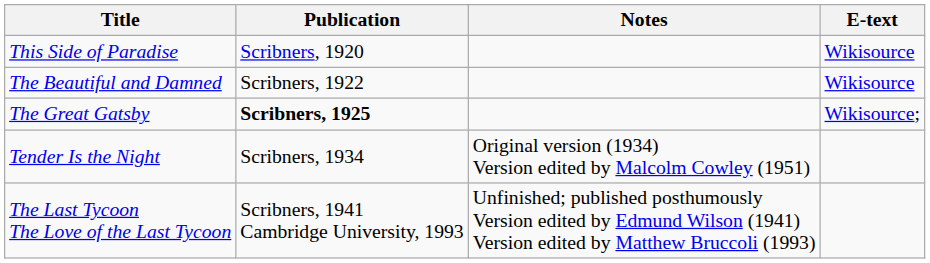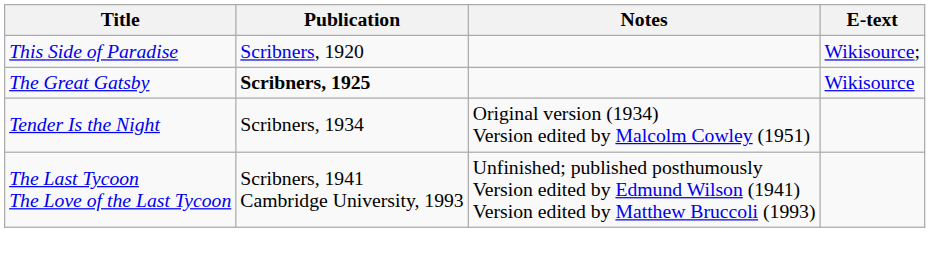(870, 51) Wikisource -> (872, 51) Wikisource;
- row: (115, 82)
(872, 113) Wikisource; -> (870, 82) Wikisource
